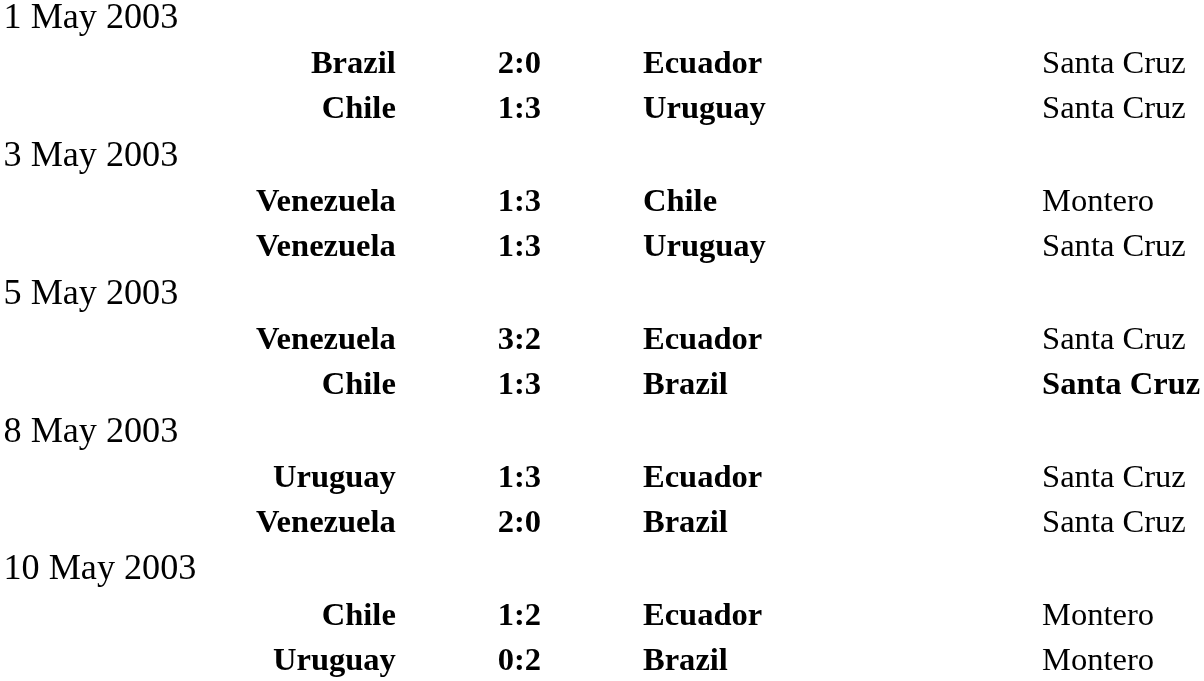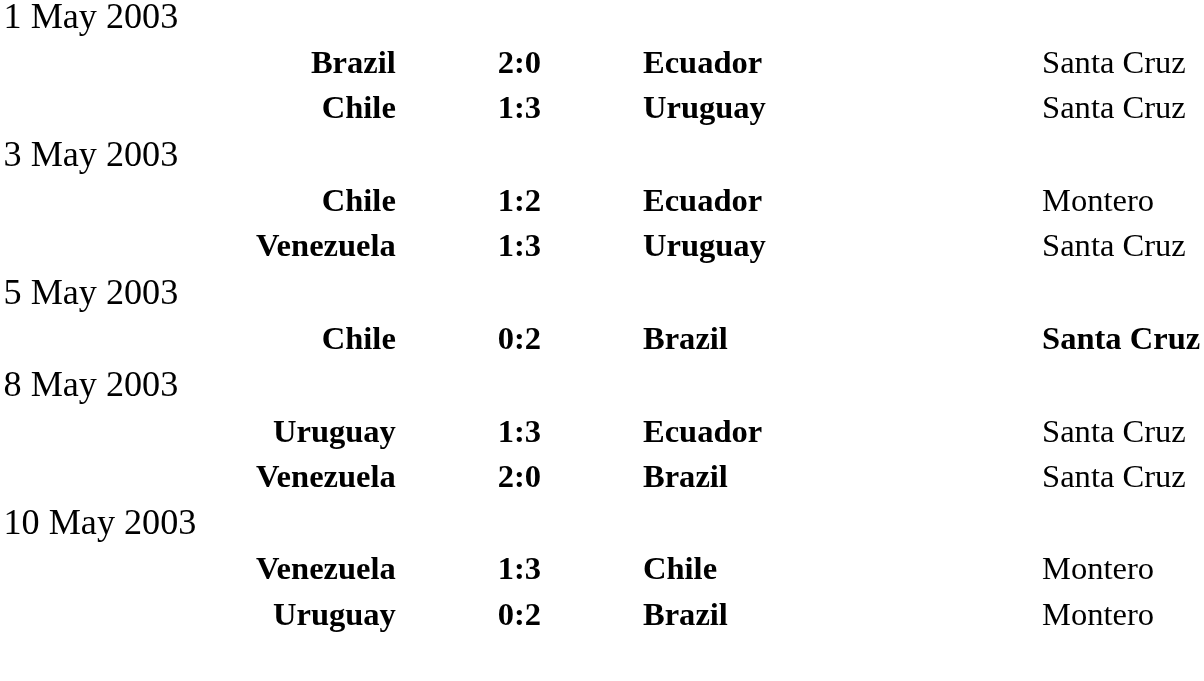rows swapped: (359, 613) <-> (326, 200)
- row: (326, 338)
(519, 383) 1:3 -> (519, 338) 0:2
